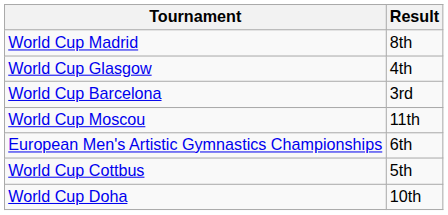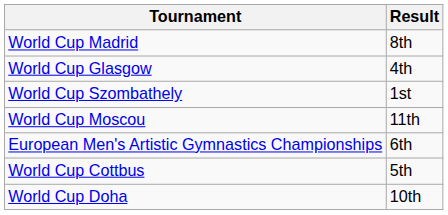+ row: (95, 94)
- row: (85, 94)
